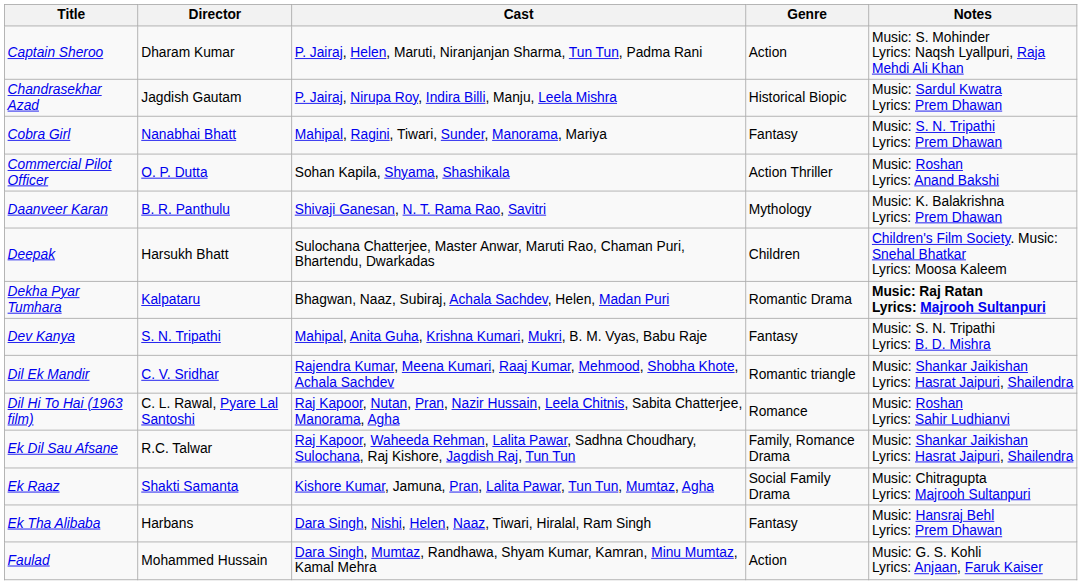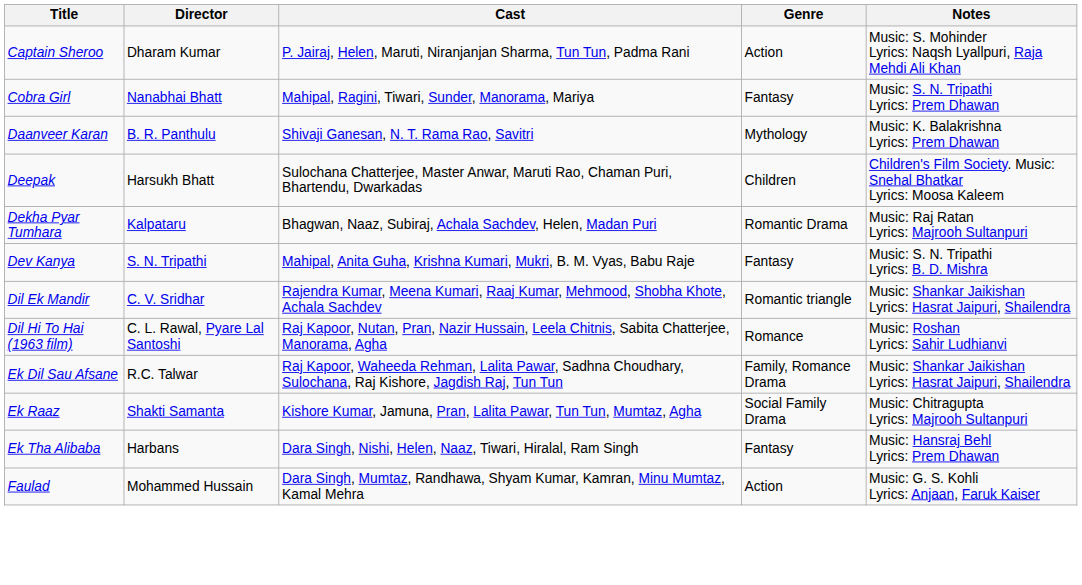- row: (55, 97)
- row: (60, 172)
(959, 299) bold -> (948, 225) normal
